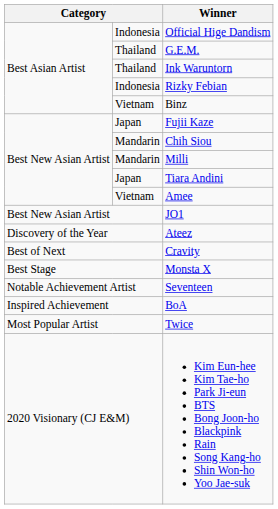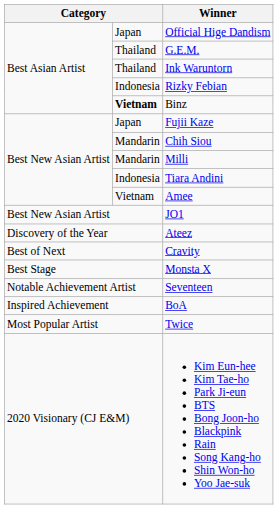(137, 31) Indonesia -> (128, 31) Japan
(135, 104) normal -> (136, 104) bold
(128, 178) Japan -> (137, 178) Indonesia
